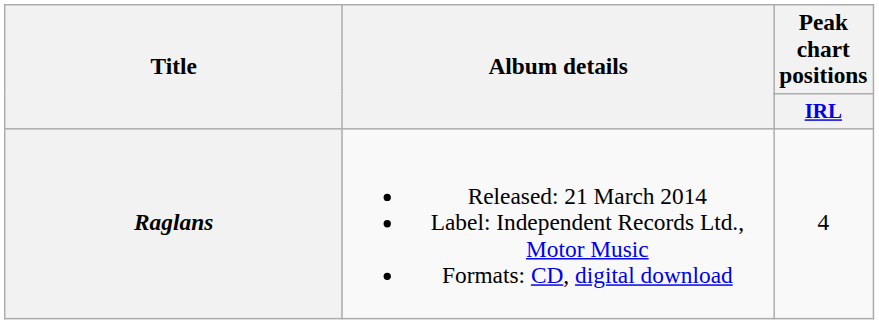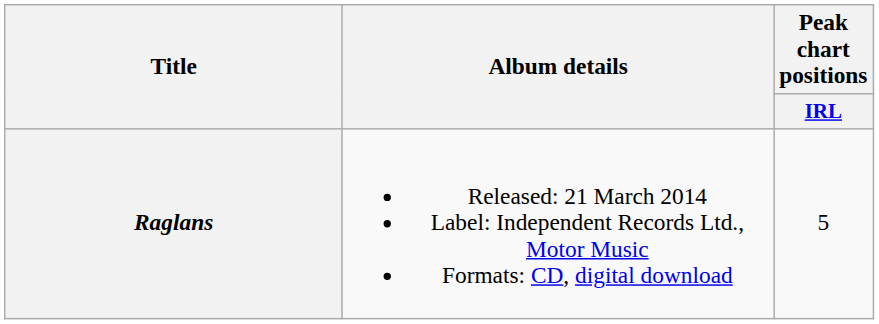(823, 223) 4 -> (823, 223) 5
